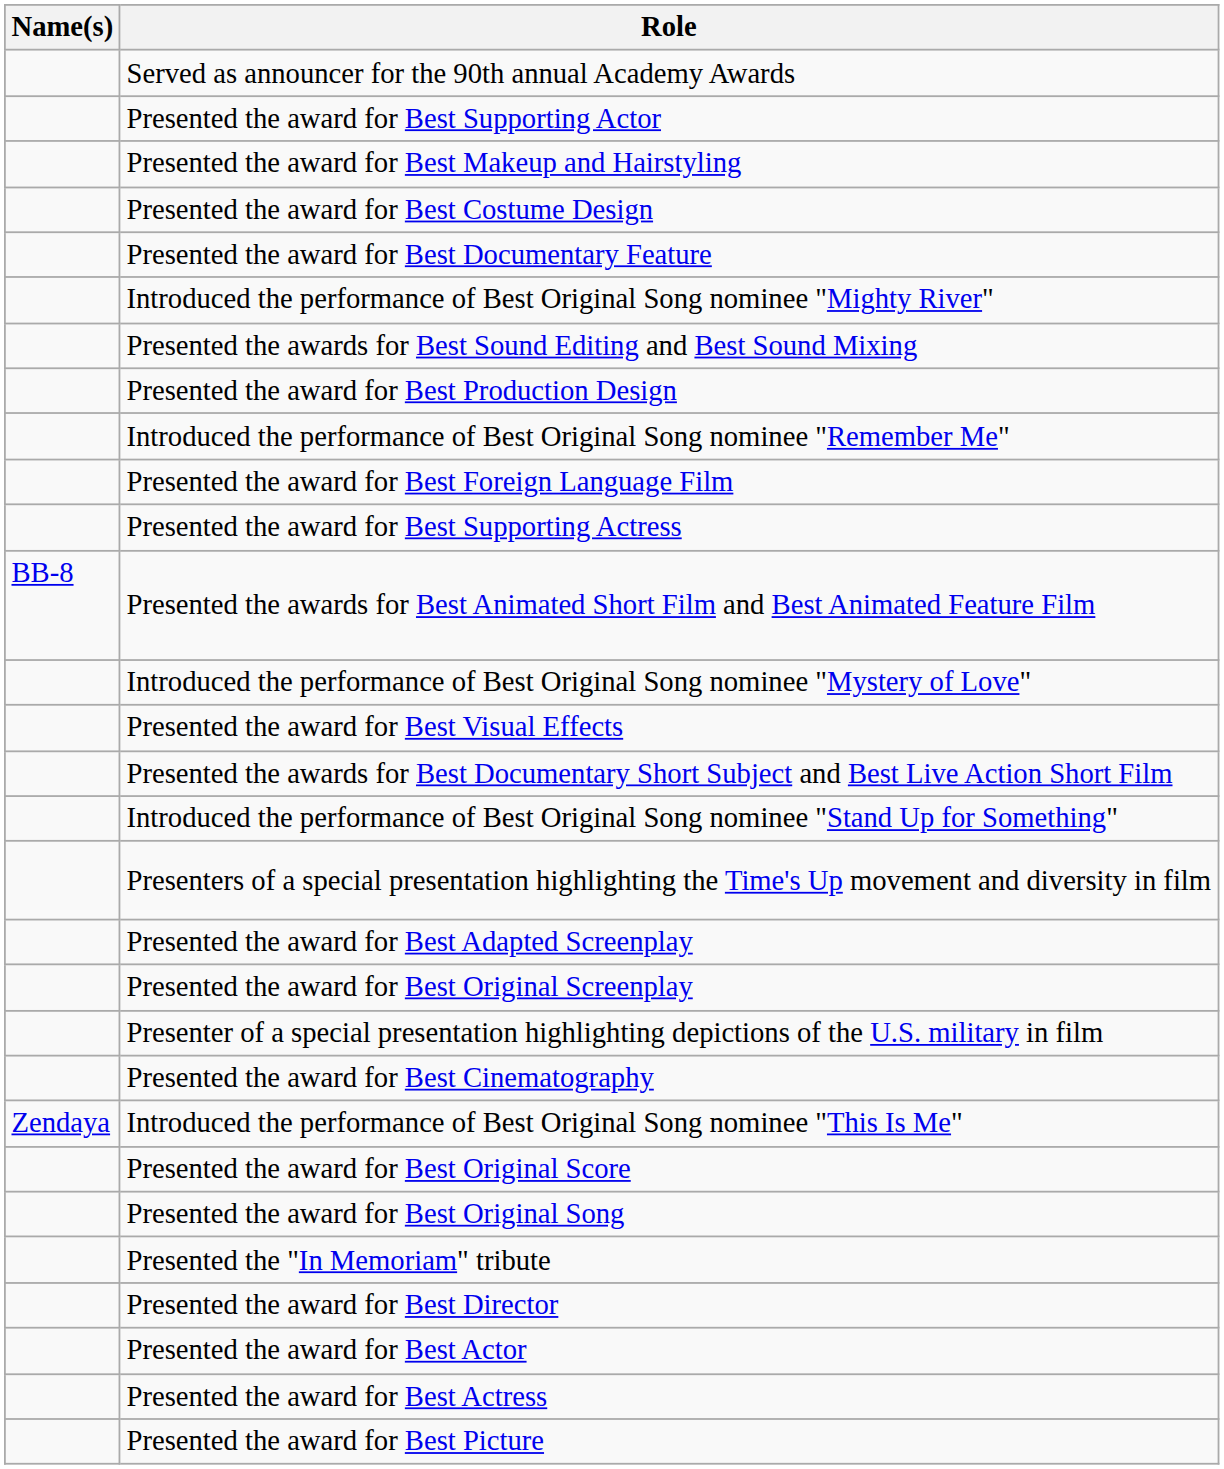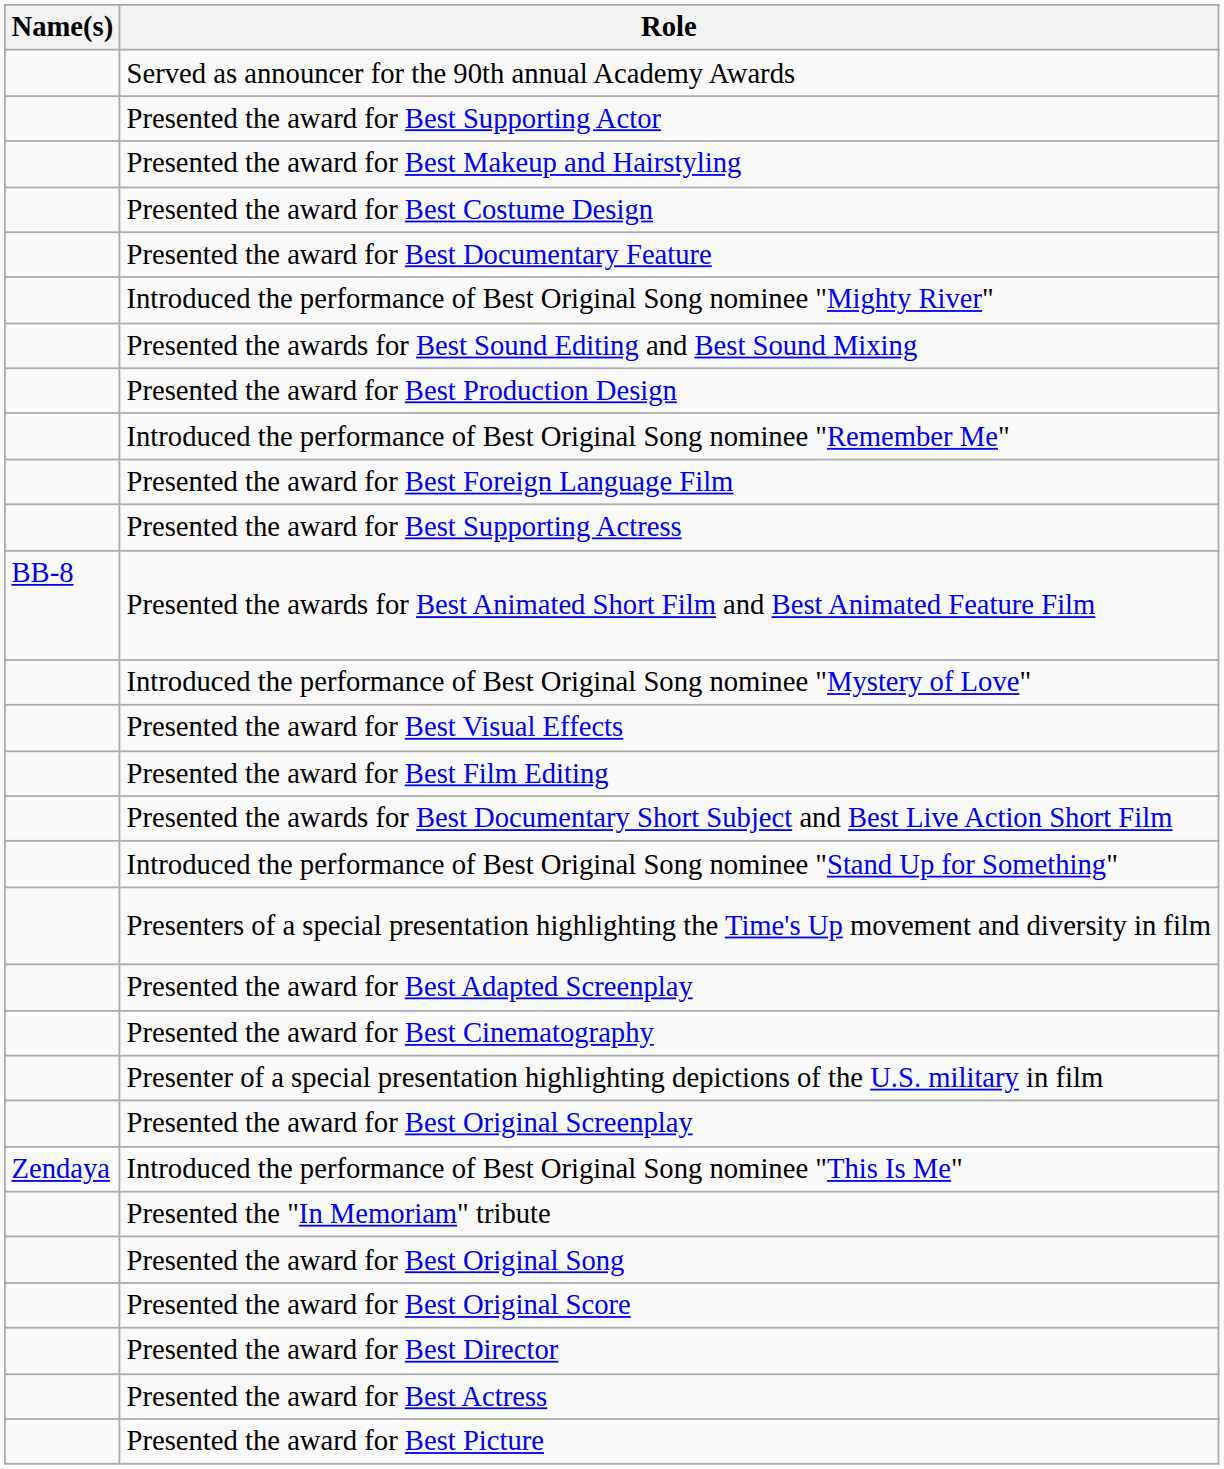+ row: (368, 772)
rows swapped: (410, 986) <-> (390, 1077)
rows swapped: (379, 1168) <-> (339, 1259)
- row: (327, 1350)
